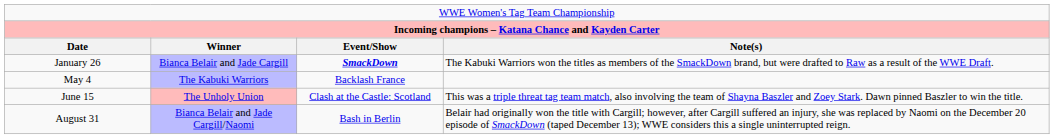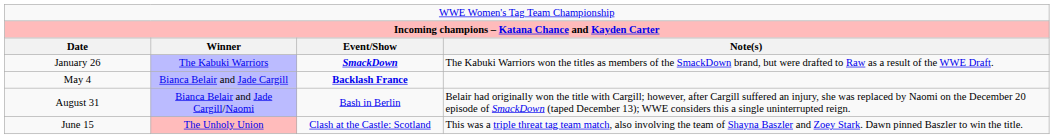(224, 63) Bianca Belair and Jade Cargill -> (224, 63) The Kabuki Warriors
(224, 79) The Kabuki Warriors -> (224, 79) Bianca Belair and Jade Cargill
(370, 79) normal -> (370, 79) bold
rows swapped: (77, 96) <-> (77, 119)
